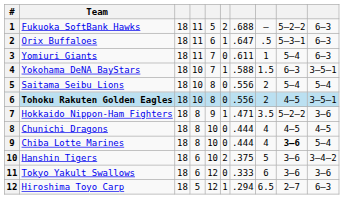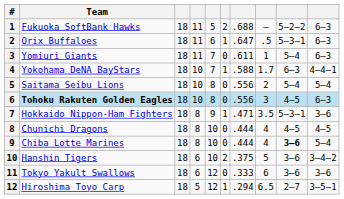(266, 70) 1.5 -> (266, 70) 1.7
(323, 70) 3–5–1 -> (323, 70) 4–4–1
(266, 99) 2 -> (266, 99) 3
(323, 99) 3–5–1 -> (323, 99) 6–3
(292, 114) 5–2–2 -> (292, 114) 5–3–1
(323, 187) 6–3 -> (323, 187) 3–5–1
